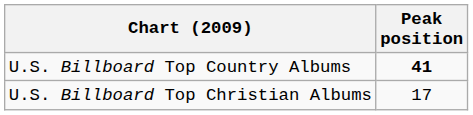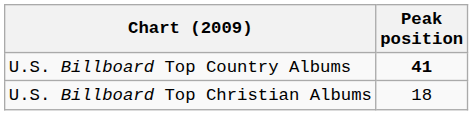(422, 95) 17 -> (422, 95) 18
